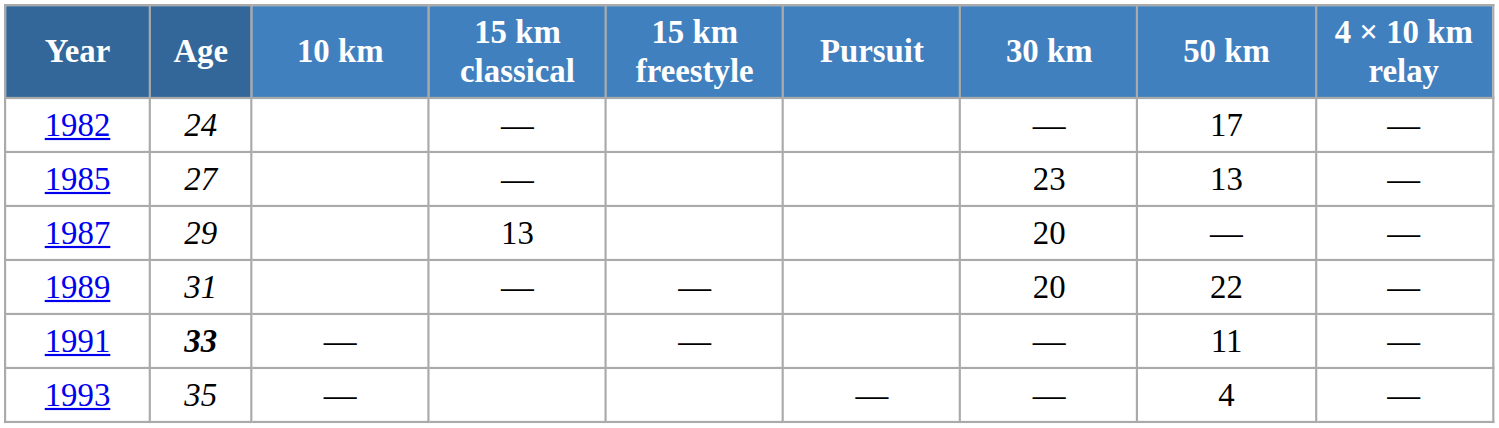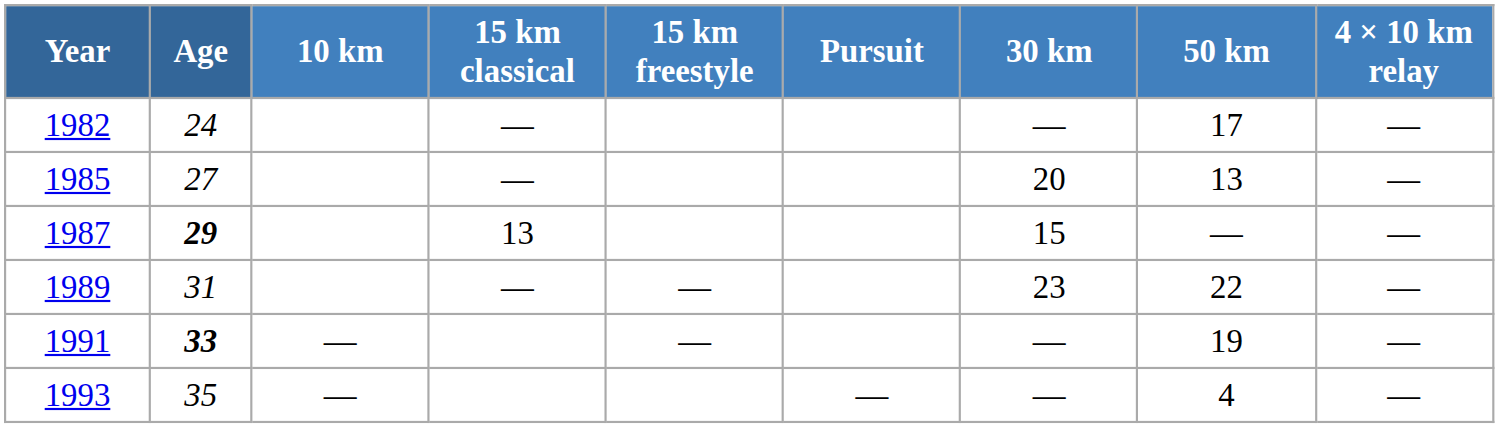(1049, 178) 23 -> (1049, 178) 20
(201, 233) normal -> (201, 233) bold
(1049, 233) 20 -> (1049, 233) 15
(1049, 287) 20 -> (1049, 287) 23
(1226, 341) 11 -> (1226, 341) 19
